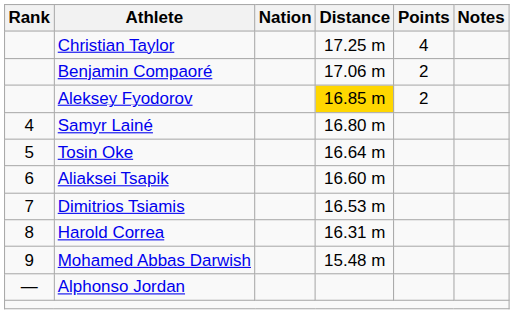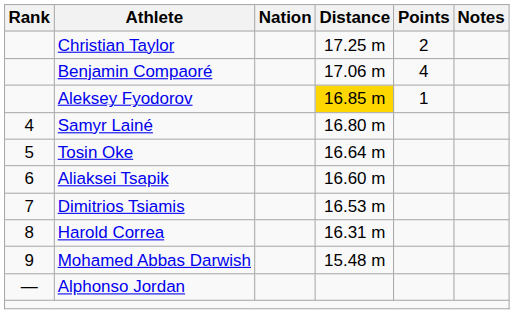(424, 44) 4 -> (424, 44) 2
(424, 71) 2 -> (424, 71) 4
(424, 98) 2 -> (424, 98) 1
